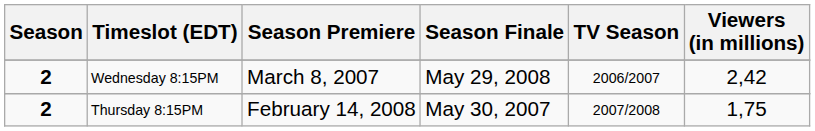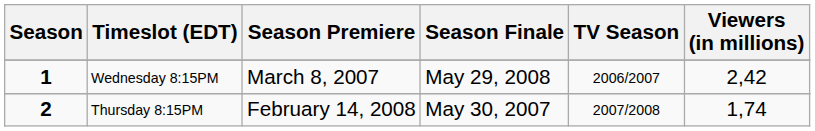(46, 76) 2 -> (46, 76) 1
(747, 109) 1,75 -> (747, 109) 1,74
